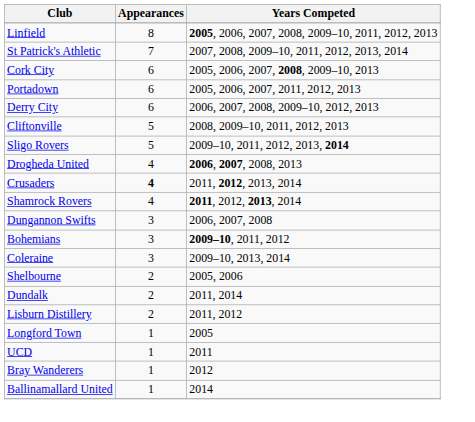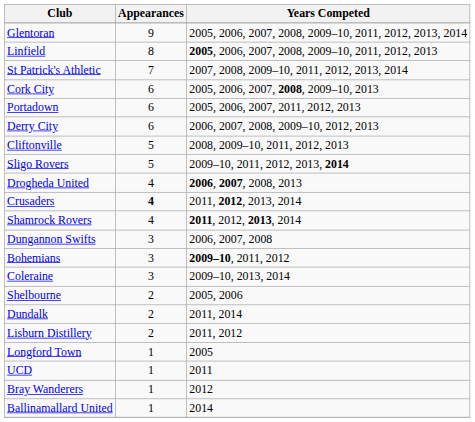+ row: (31, 32)
